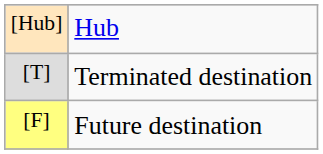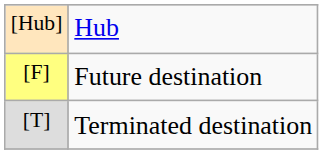rows swapped: (168, 124) <-> (193, 76)
